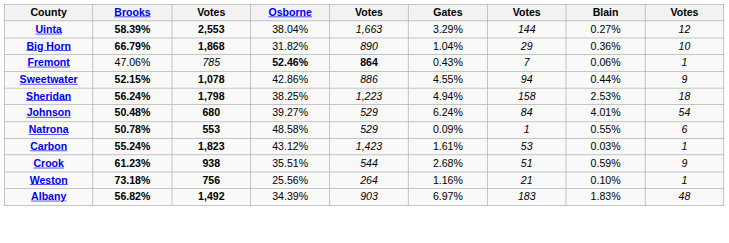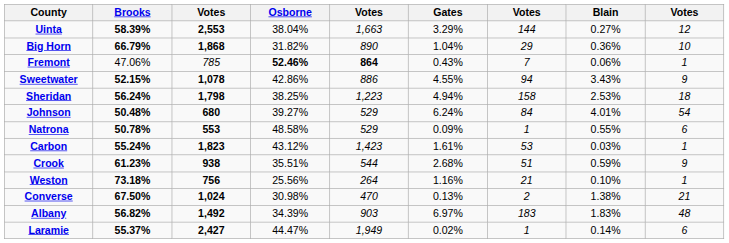(606, 79) 0.44% -> (606, 79) 3.43%
+ row: (49, 197)
+ row: (49, 230)
